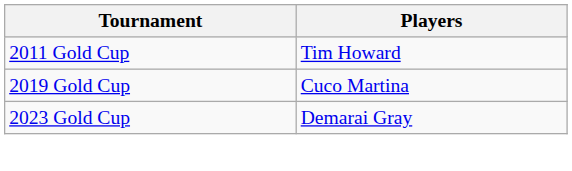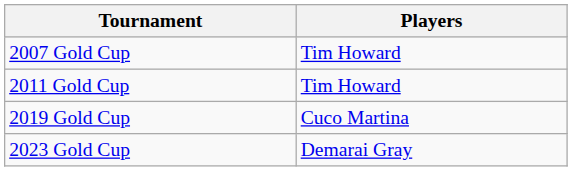+ row: (70, 53)
